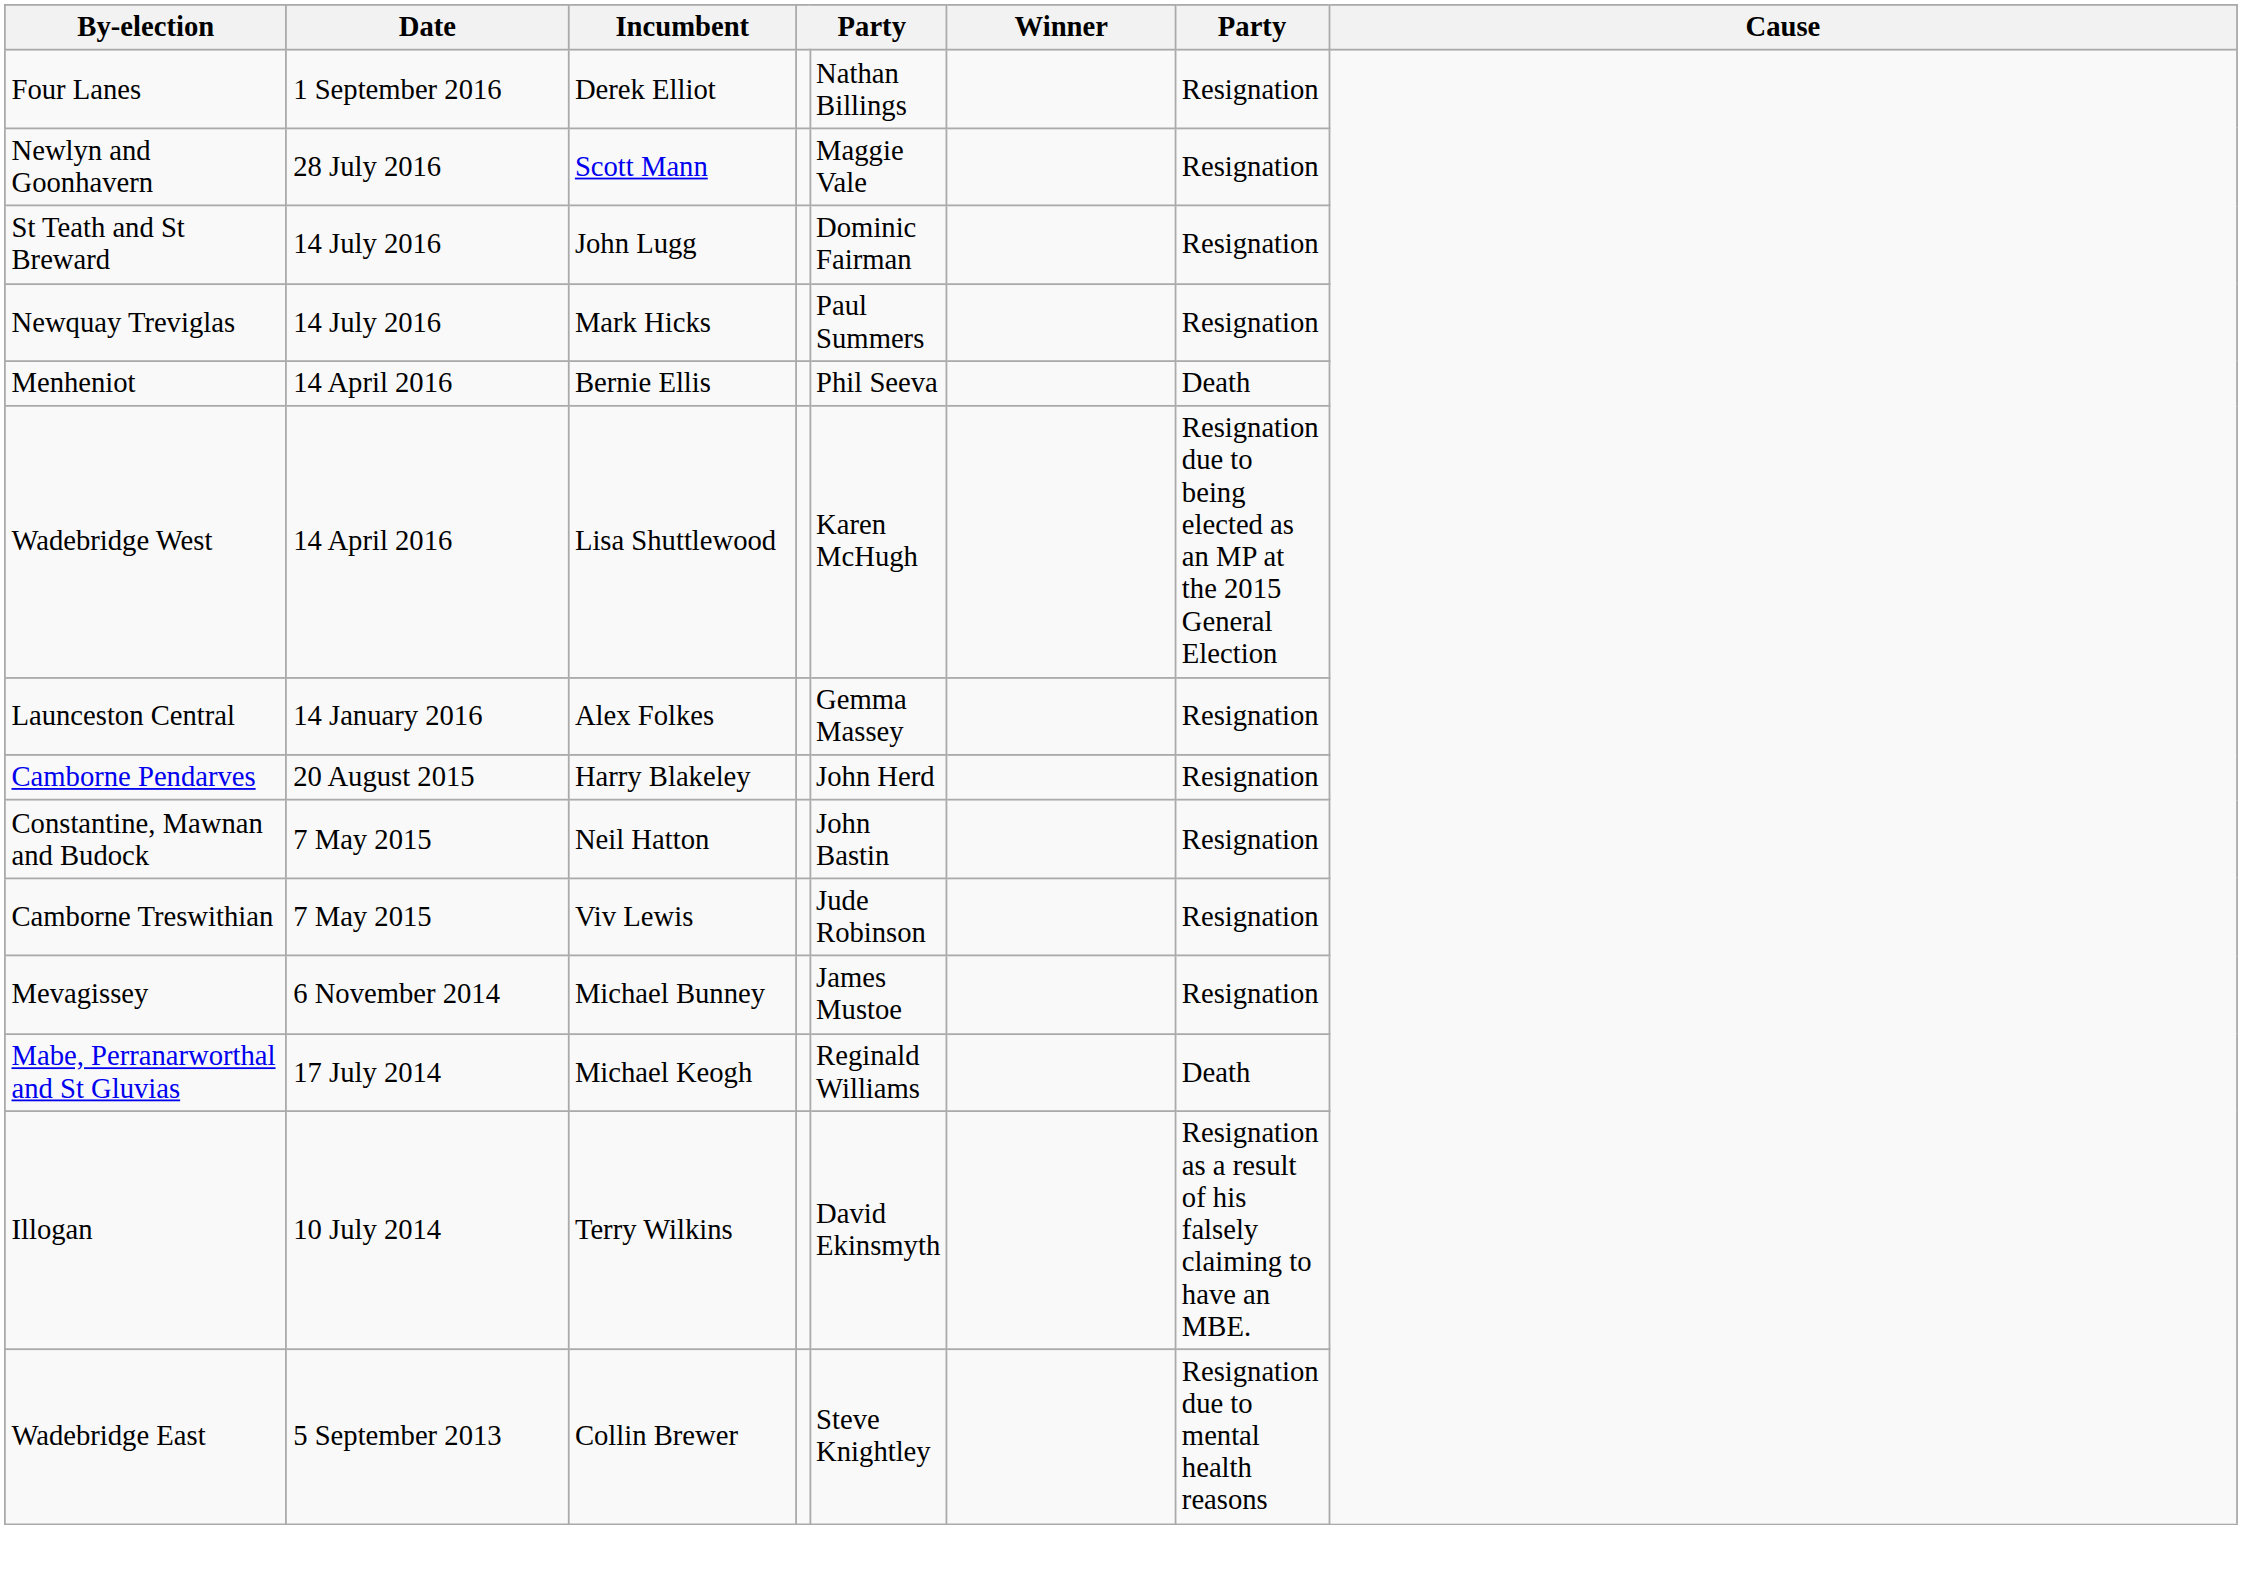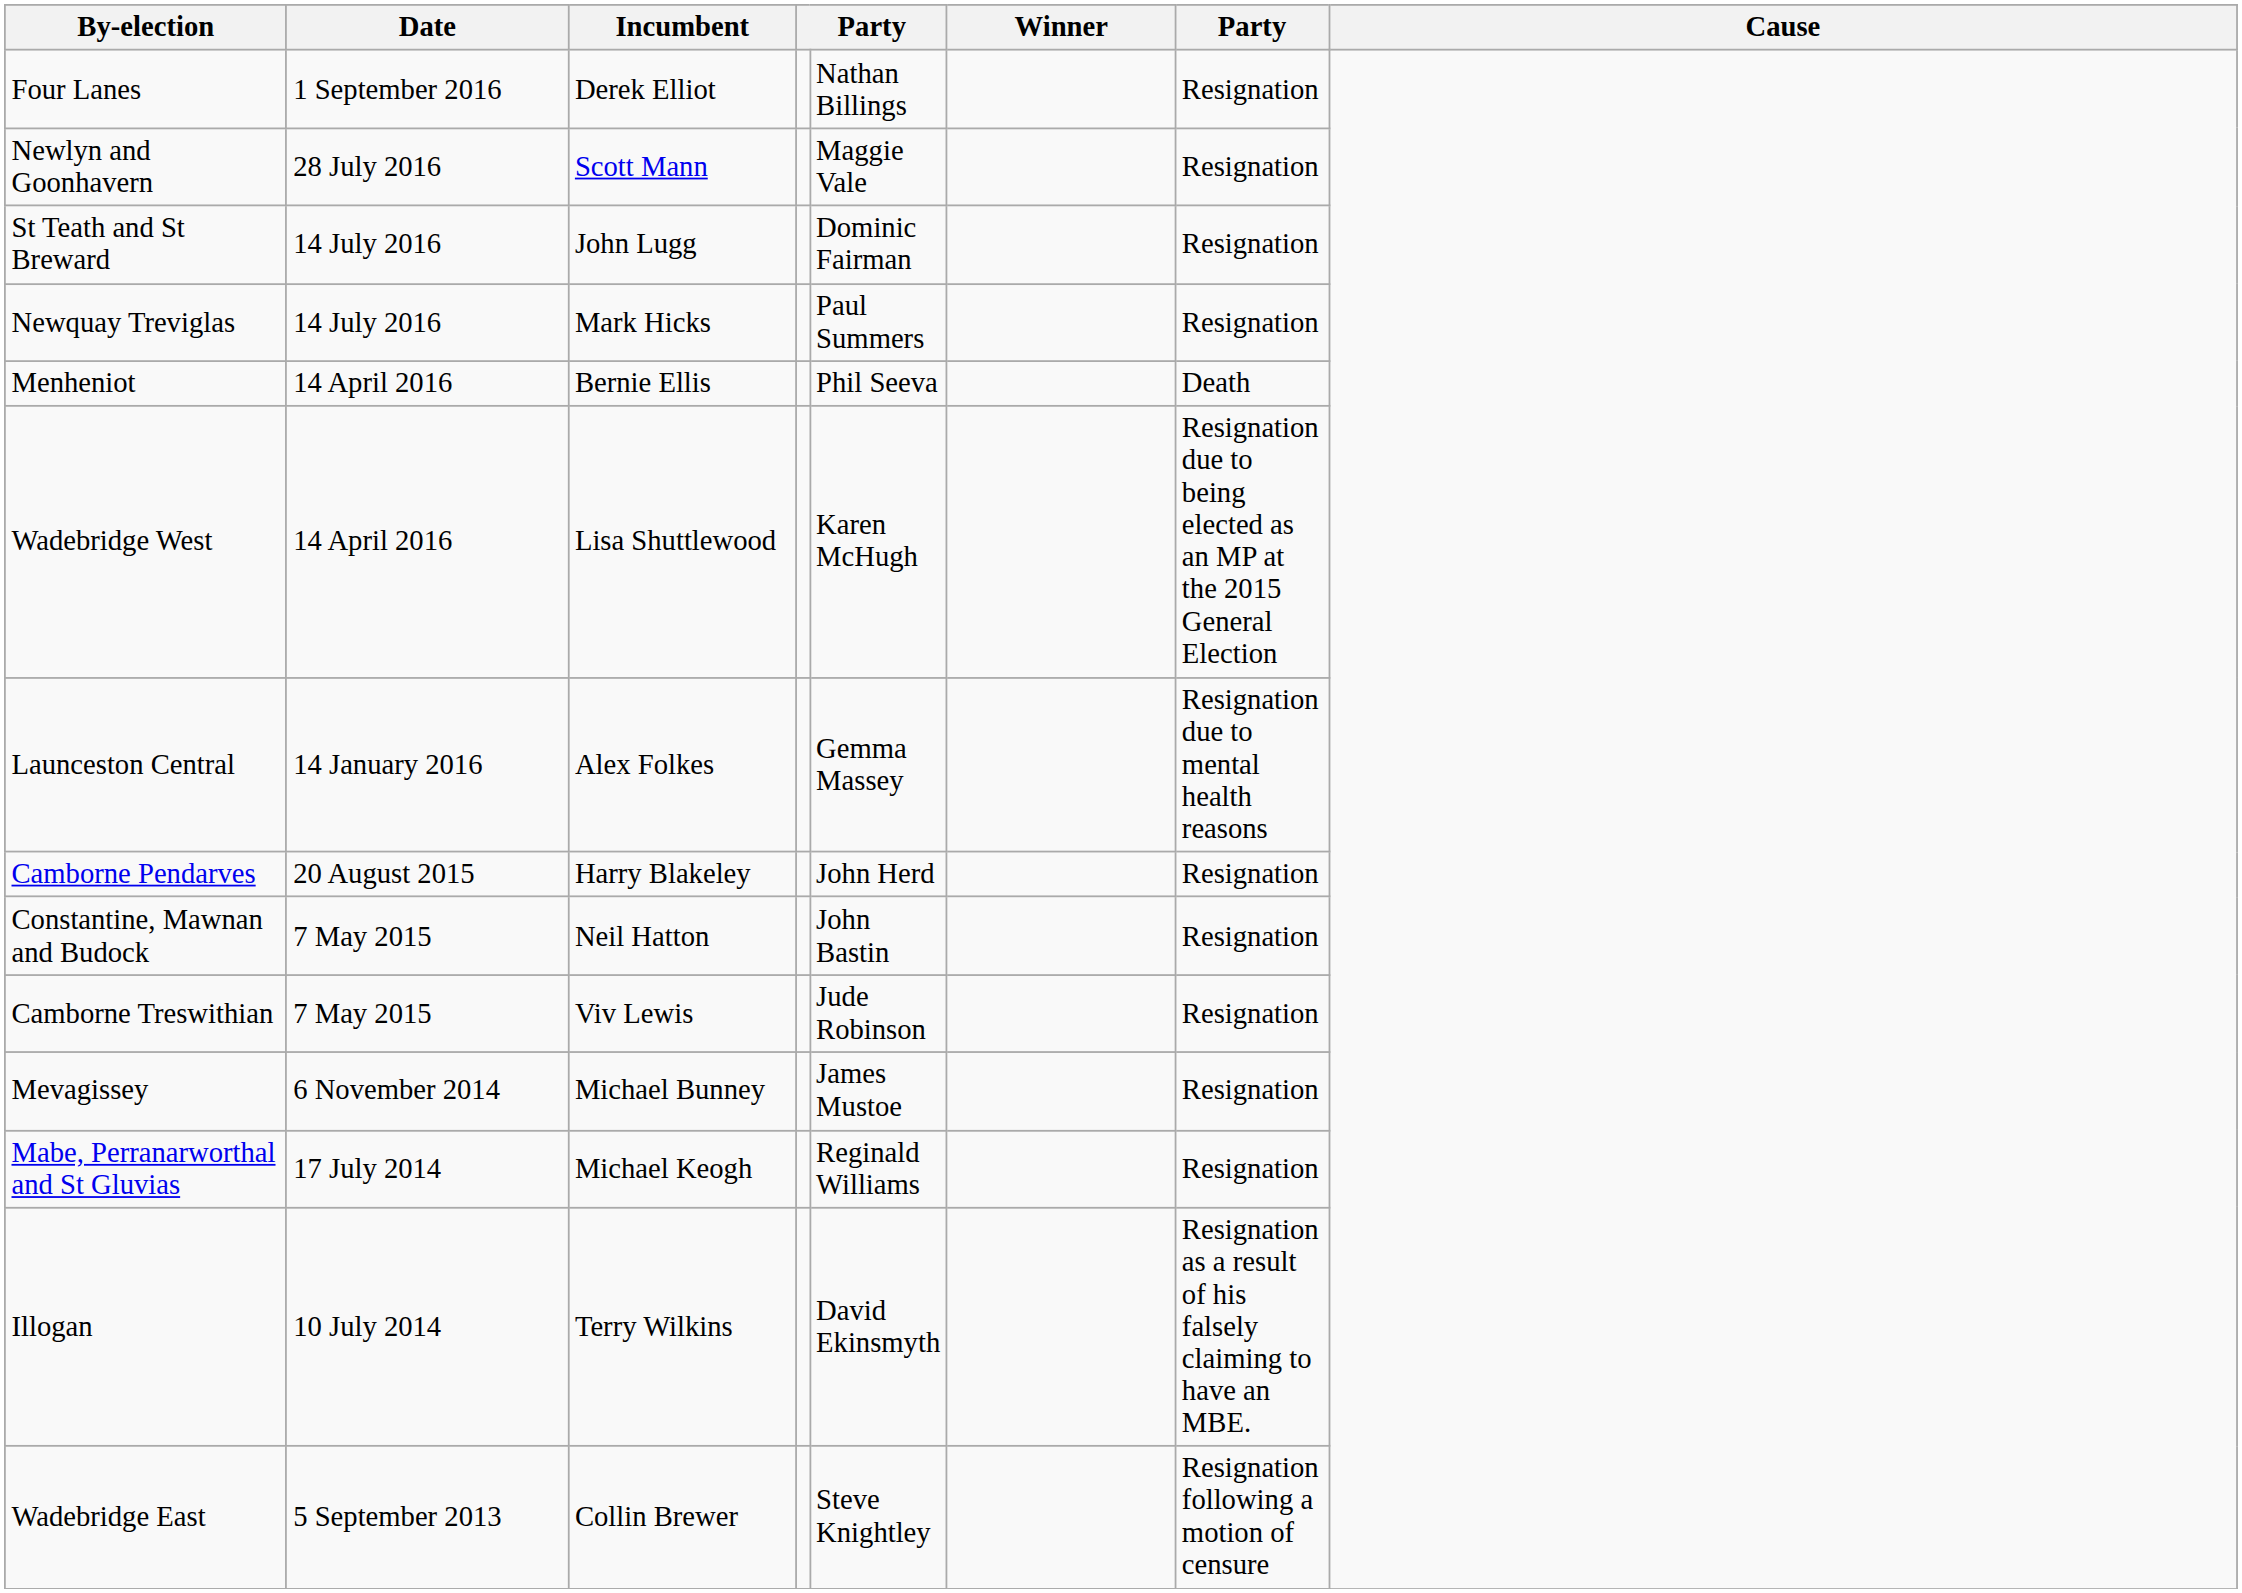(1250, 715) Resignation -> (1250, 764) Resignation due to mental health reasons
(1216, 1071) Death -> (1250, 1168) Resignation
(1250, 1436) Resignation due to mental health reasons -> (1250, 1516) Resignation following a motion of censure
